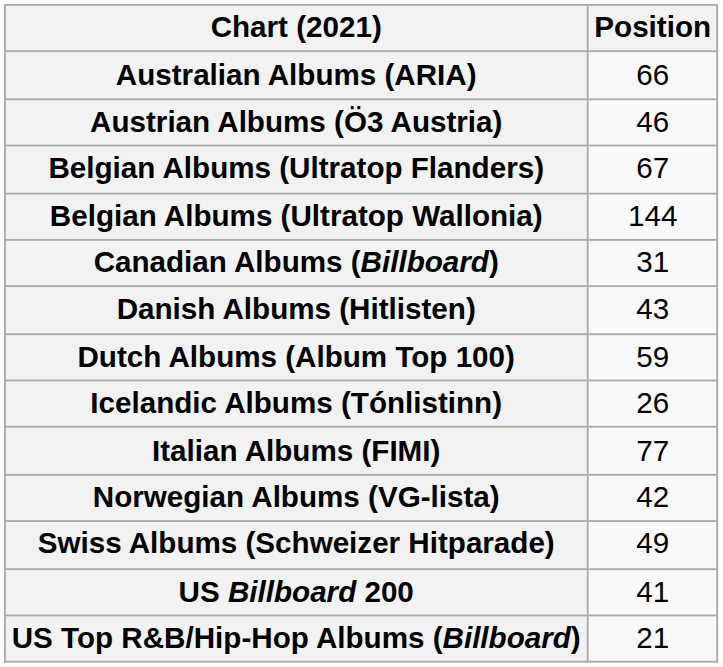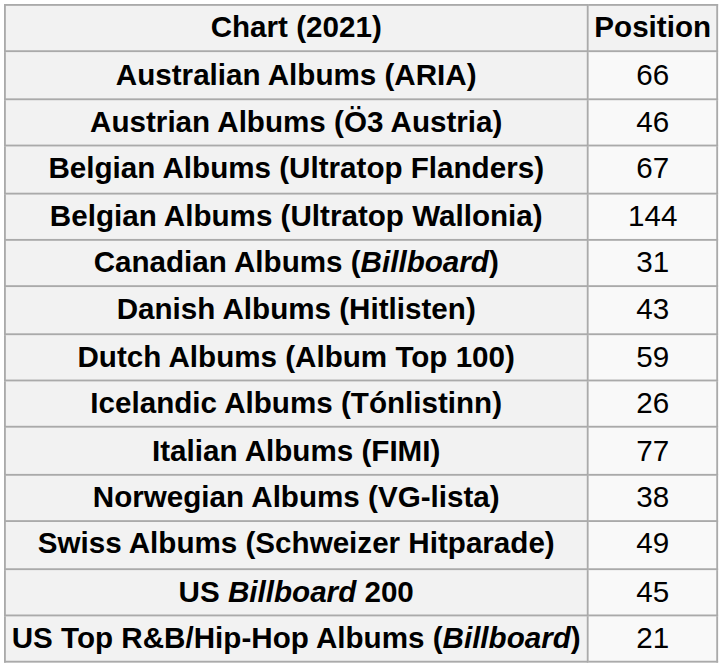(653, 497) 42 -> (653, 497) 38
(653, 591) 41 -> (653, 591) 45
